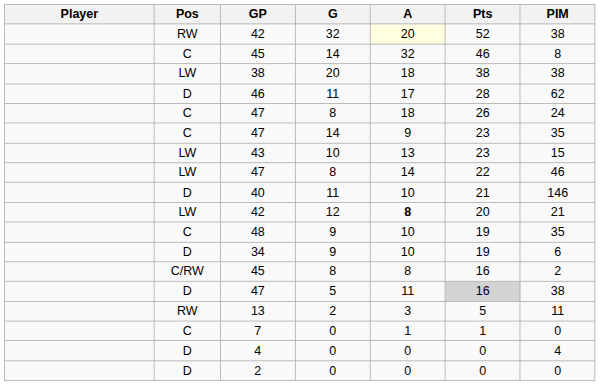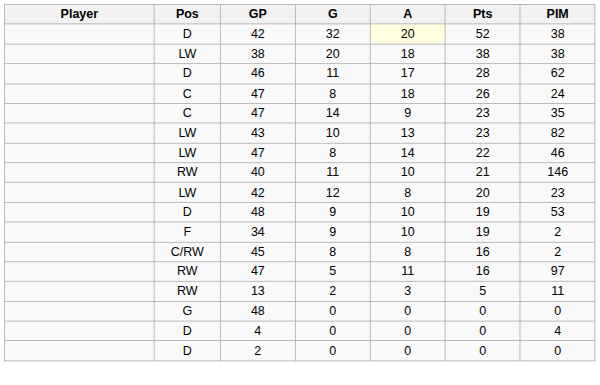(187, 34) RW -> (187, 34) D
- row: (258, 53)
(558, 152) 15 -> (558, 133) 82
(187, 192) D -> (187, 172) RW
(408, 212) bold -> (408, 192) normal
(558, 212) 21 -> (558, 192) 23
(187, 232) C -> (187, 212) D
(558, 232) 35 -> (558, 212) 53
(187, 251) D -> (187, 232) F
(558, 251) 6 -> (558, 232) 2
(187, 291) D -> (187, 271) RW
(483, 291) lightgrey background -> (483, 271) no background
(558, 291) 38 -> (558, 271) 97
- row: (258, 331)
+ row: (258, 311)
